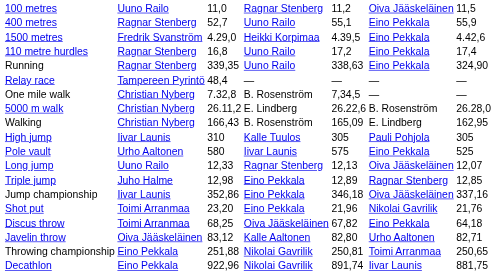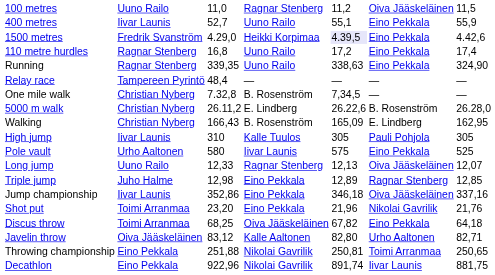(157, 23) Ragnar Stenberg -> (144, 23) Iivar Launis
(346, 37) no background -> (346, 37) lavender background
